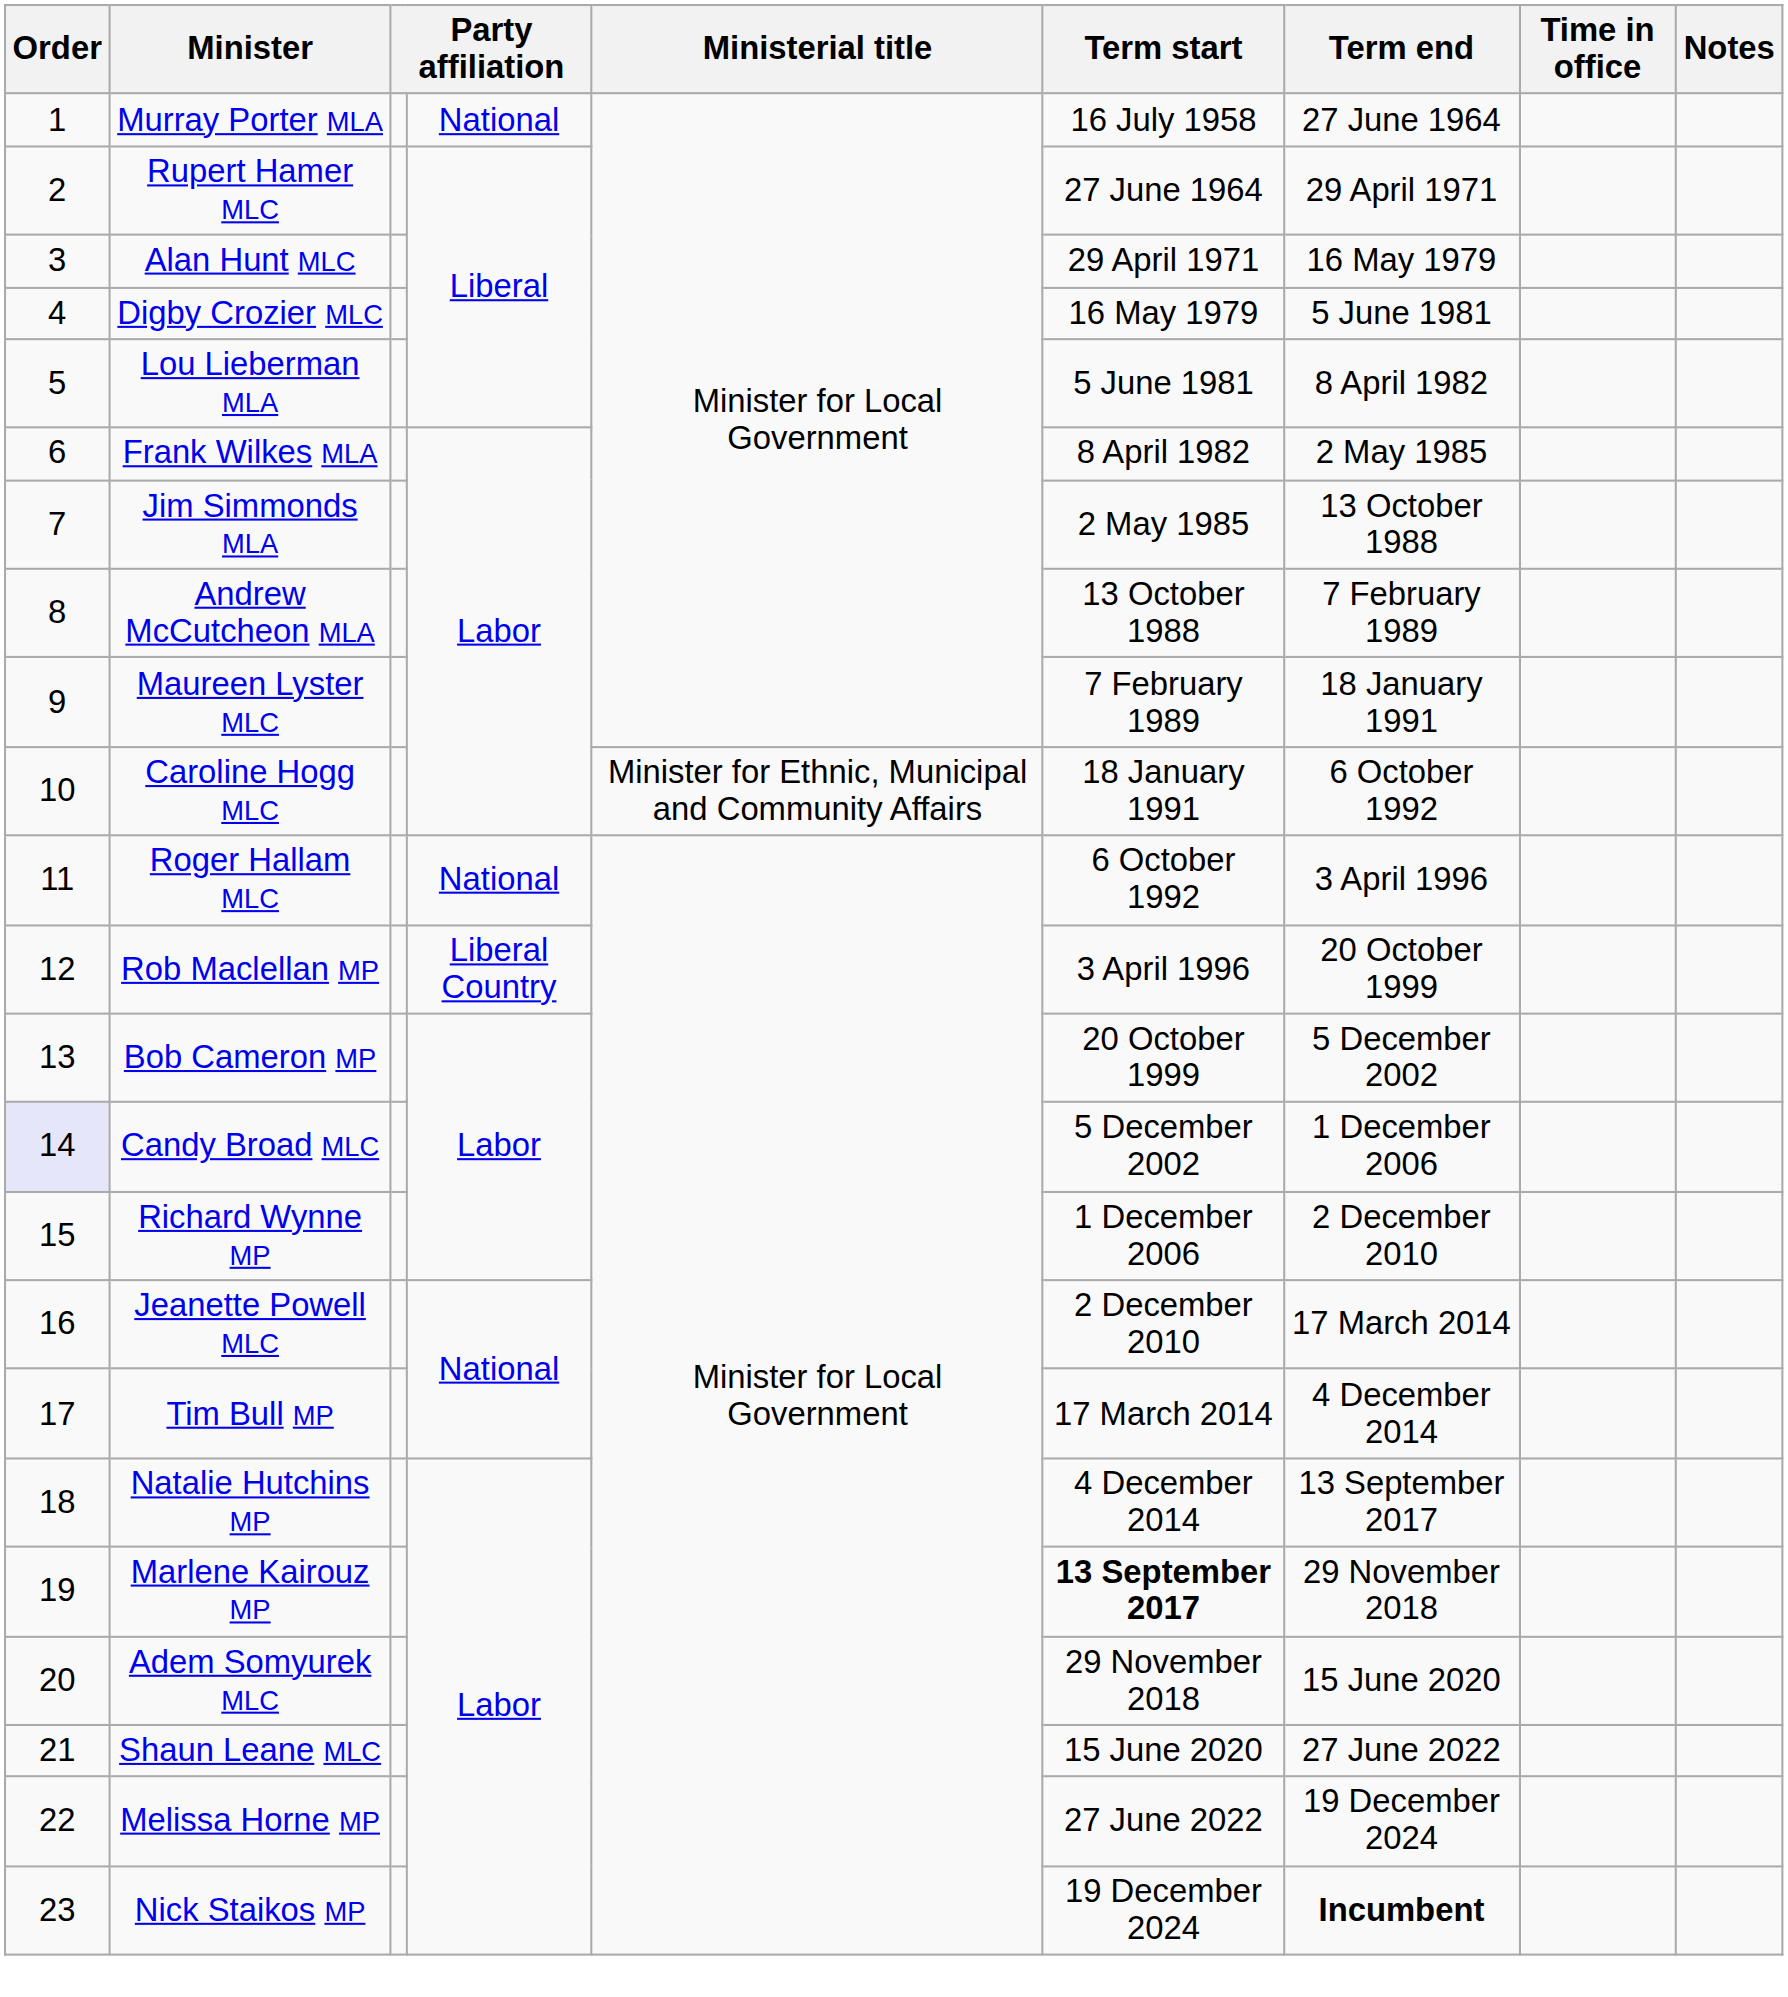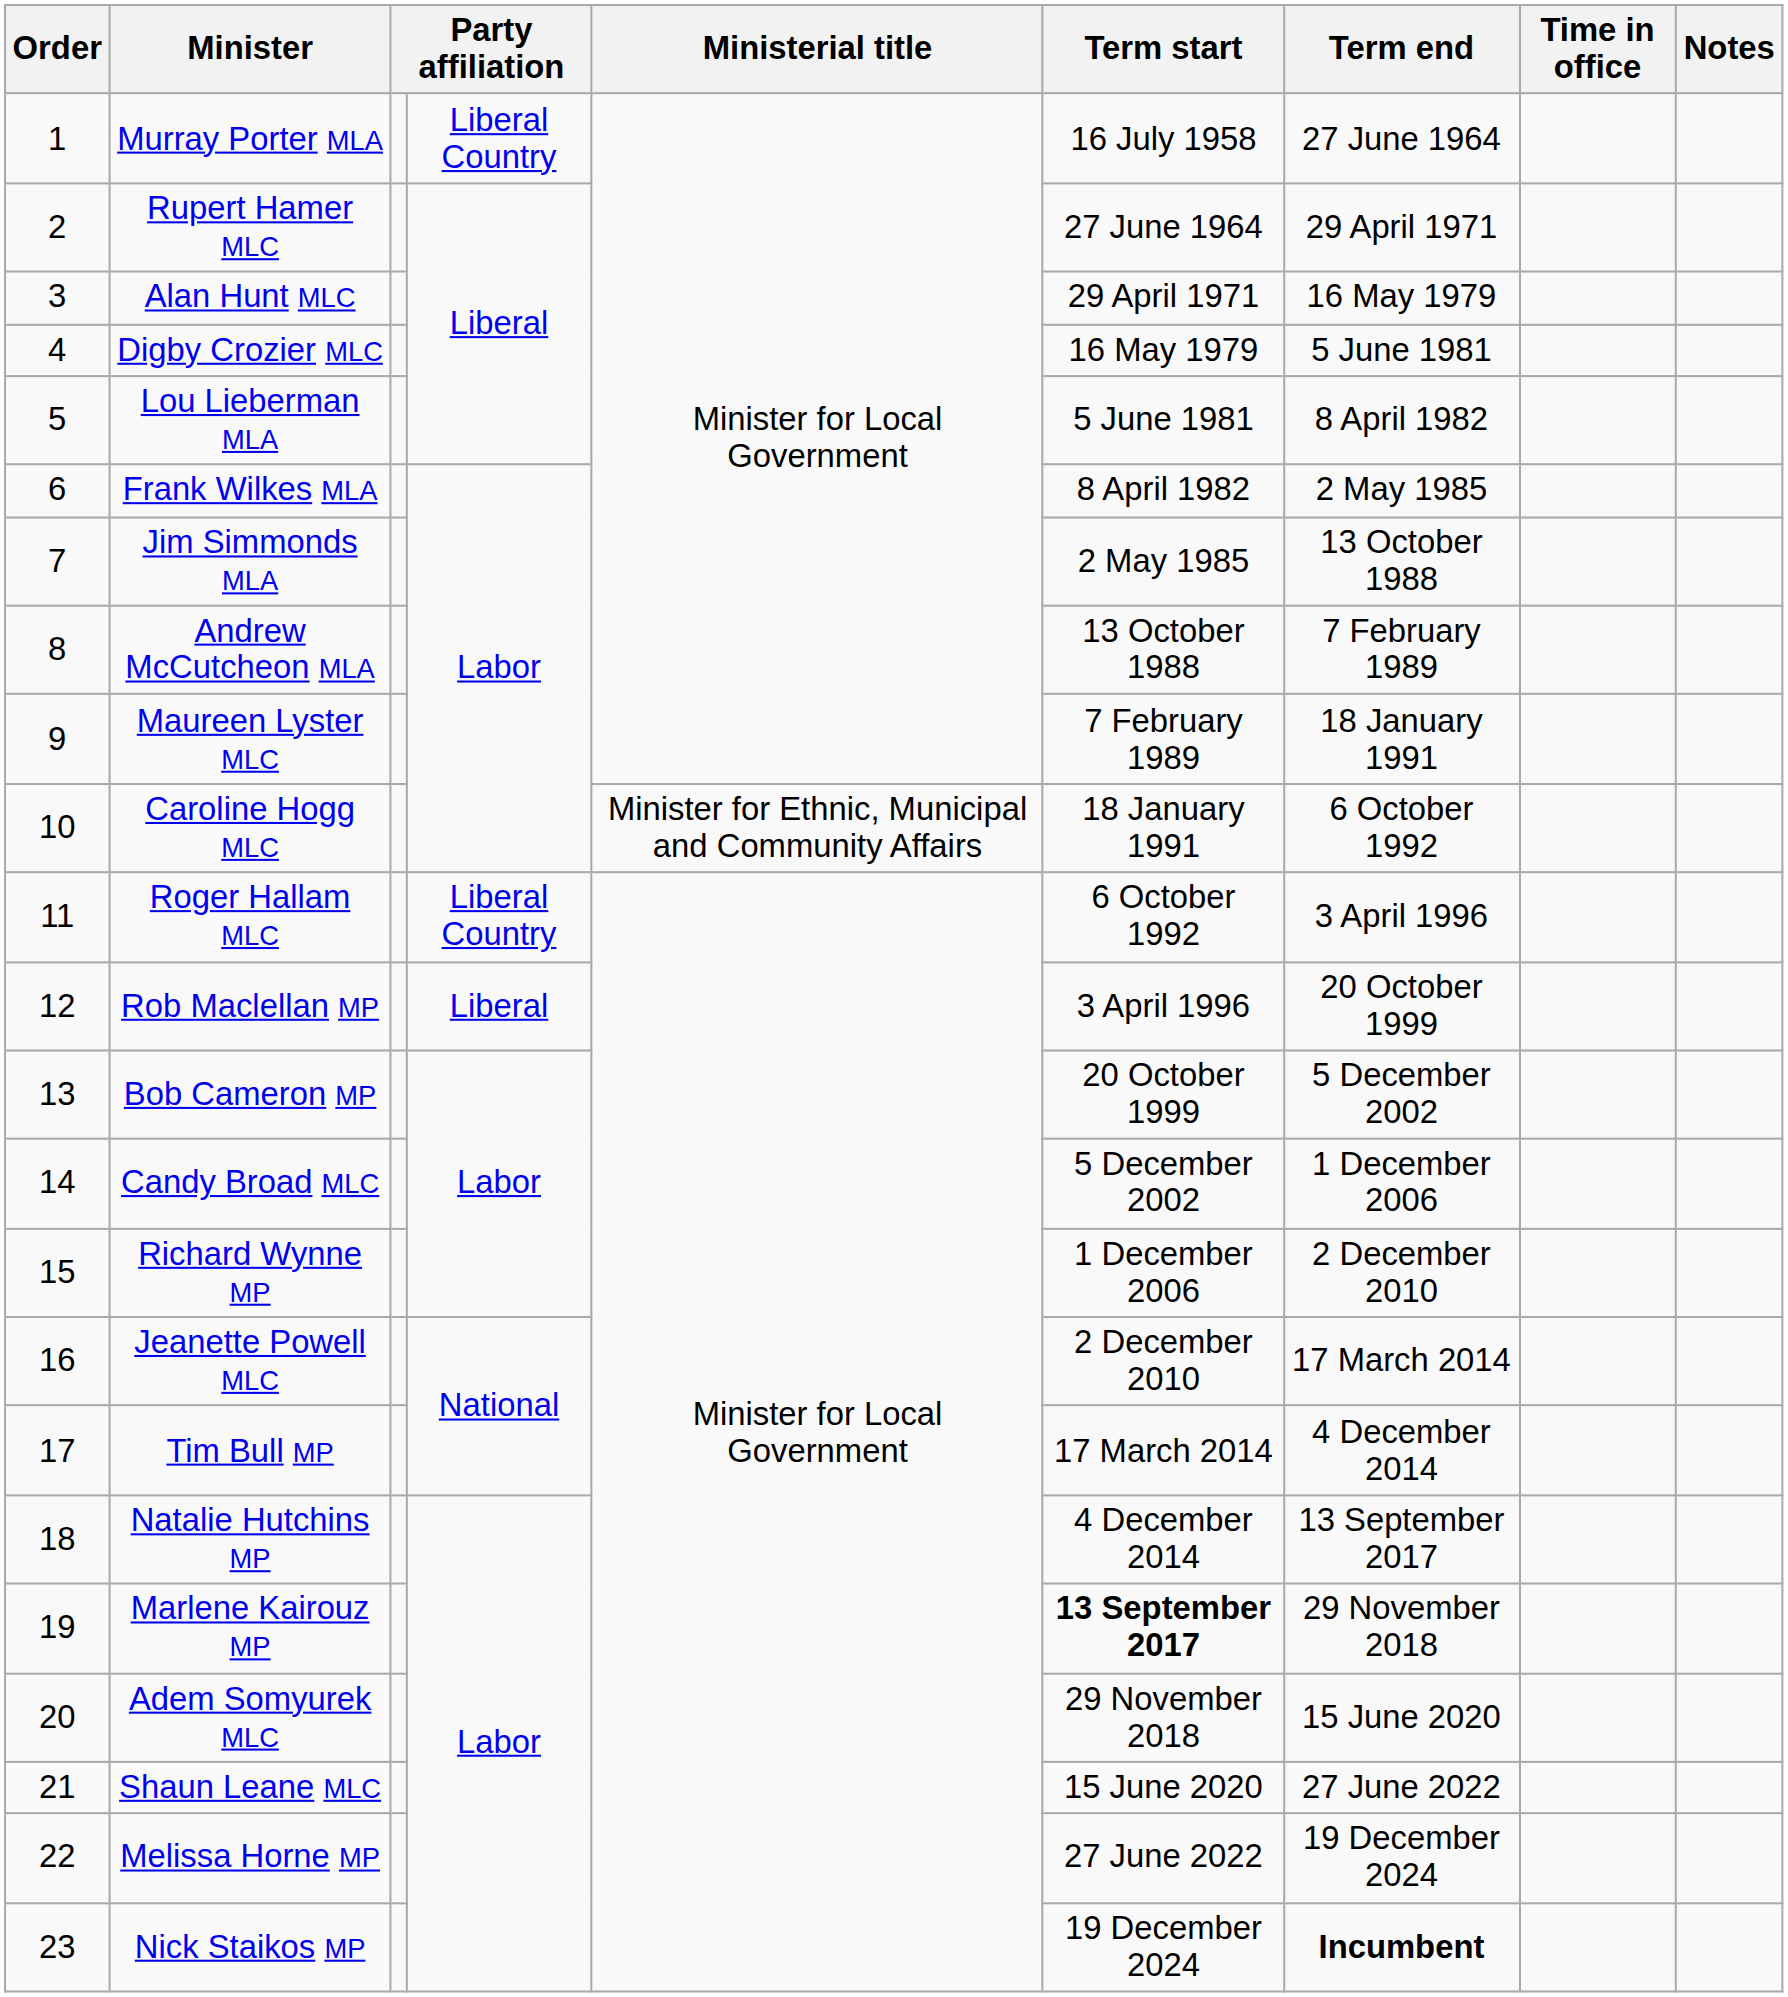(499, 119) National -> (499, 137) Liberal Country
(499, 879) National -> (499, 916) Liberal Country
(499, 968) Liberal Country -> (499, 1005) Liberal
(57, 1146) lavender background -> (57, 1183) no background
